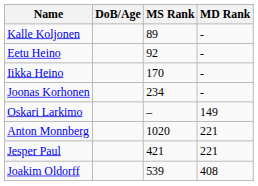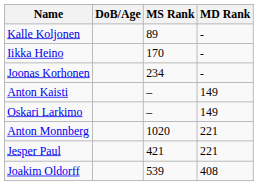- row: (34, 53)
+ row: (38, 92)
